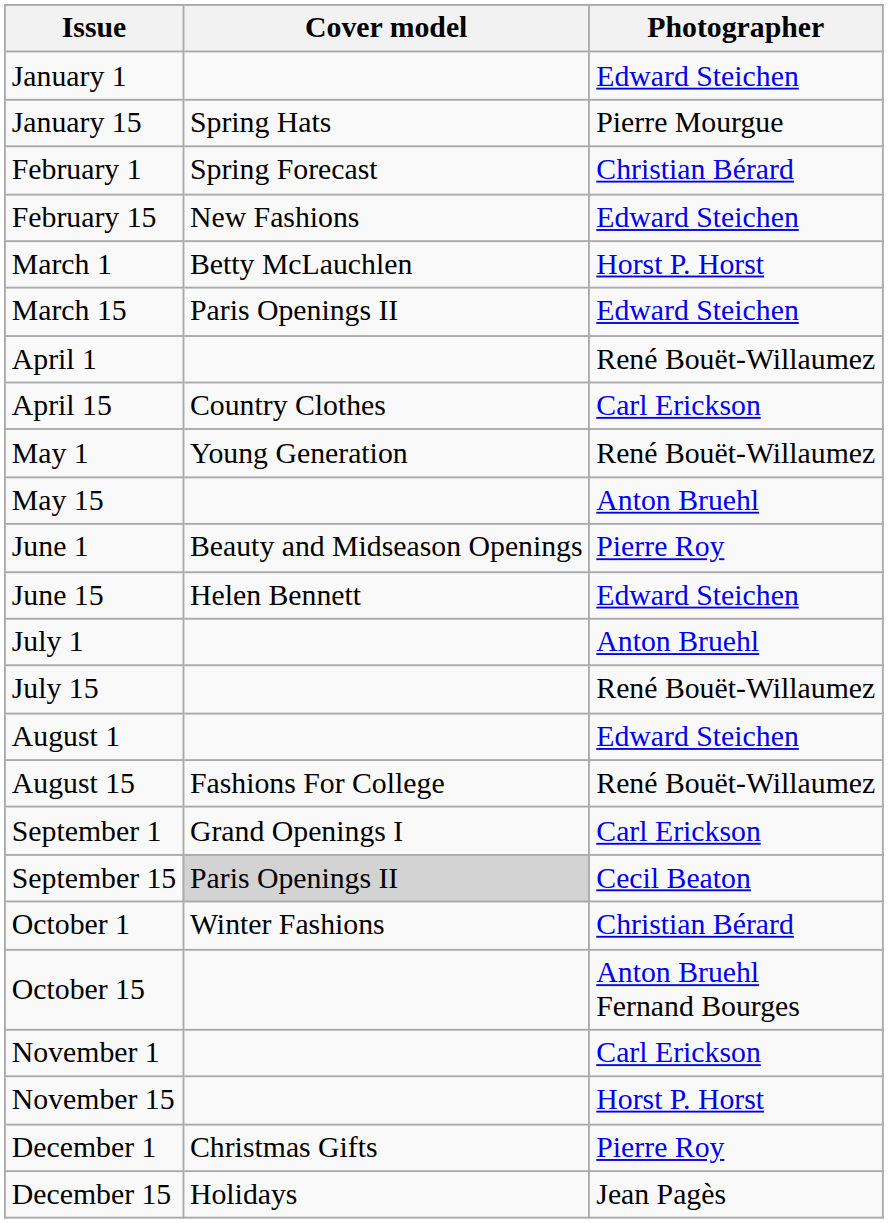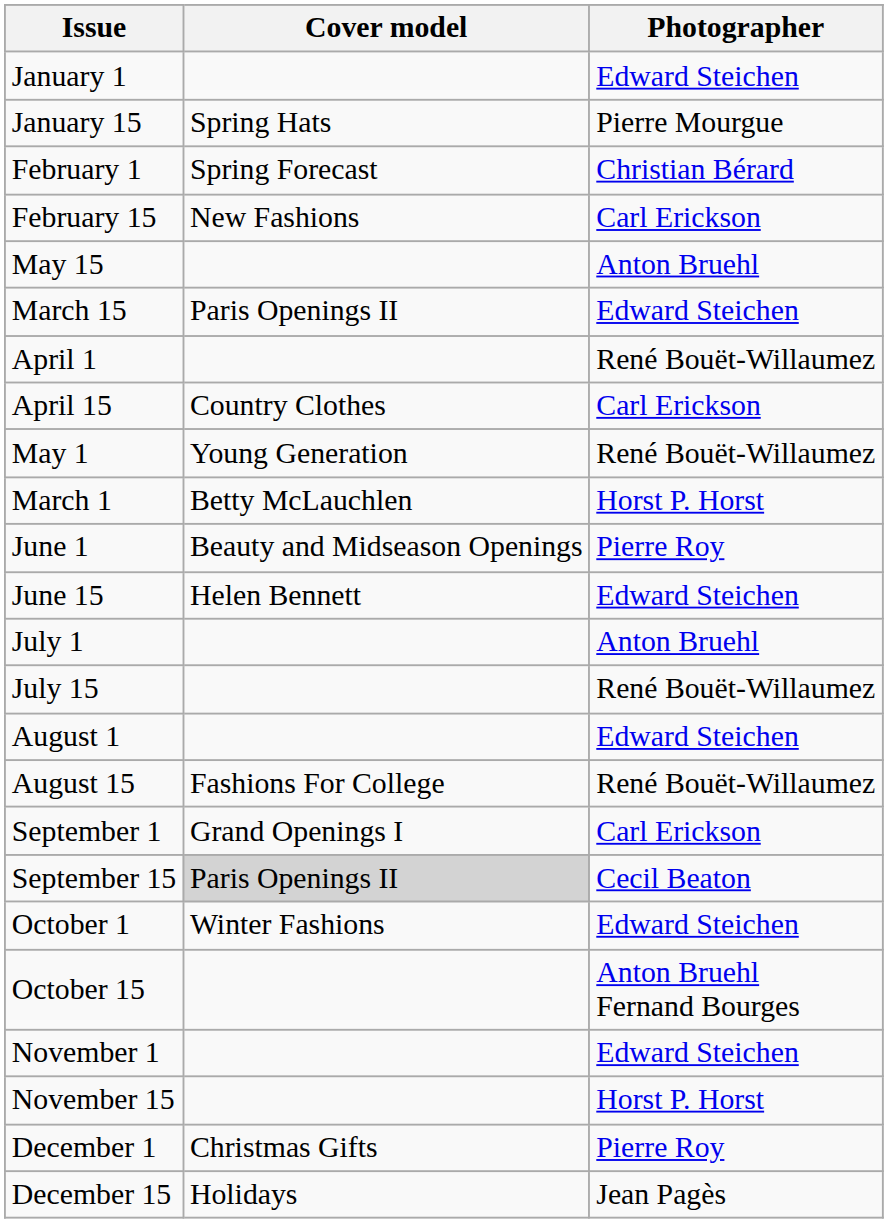(698, 216) Edward Steichen -> (679, 216) Carl Erickson
rows swapped: (62, 264) <-> (58, 500)
(695, 924) Christian Bérard -> (698, 924) Edward Steichen
(679, 1052) Carl Erickson -> (698, 1052) Edward Steichen
